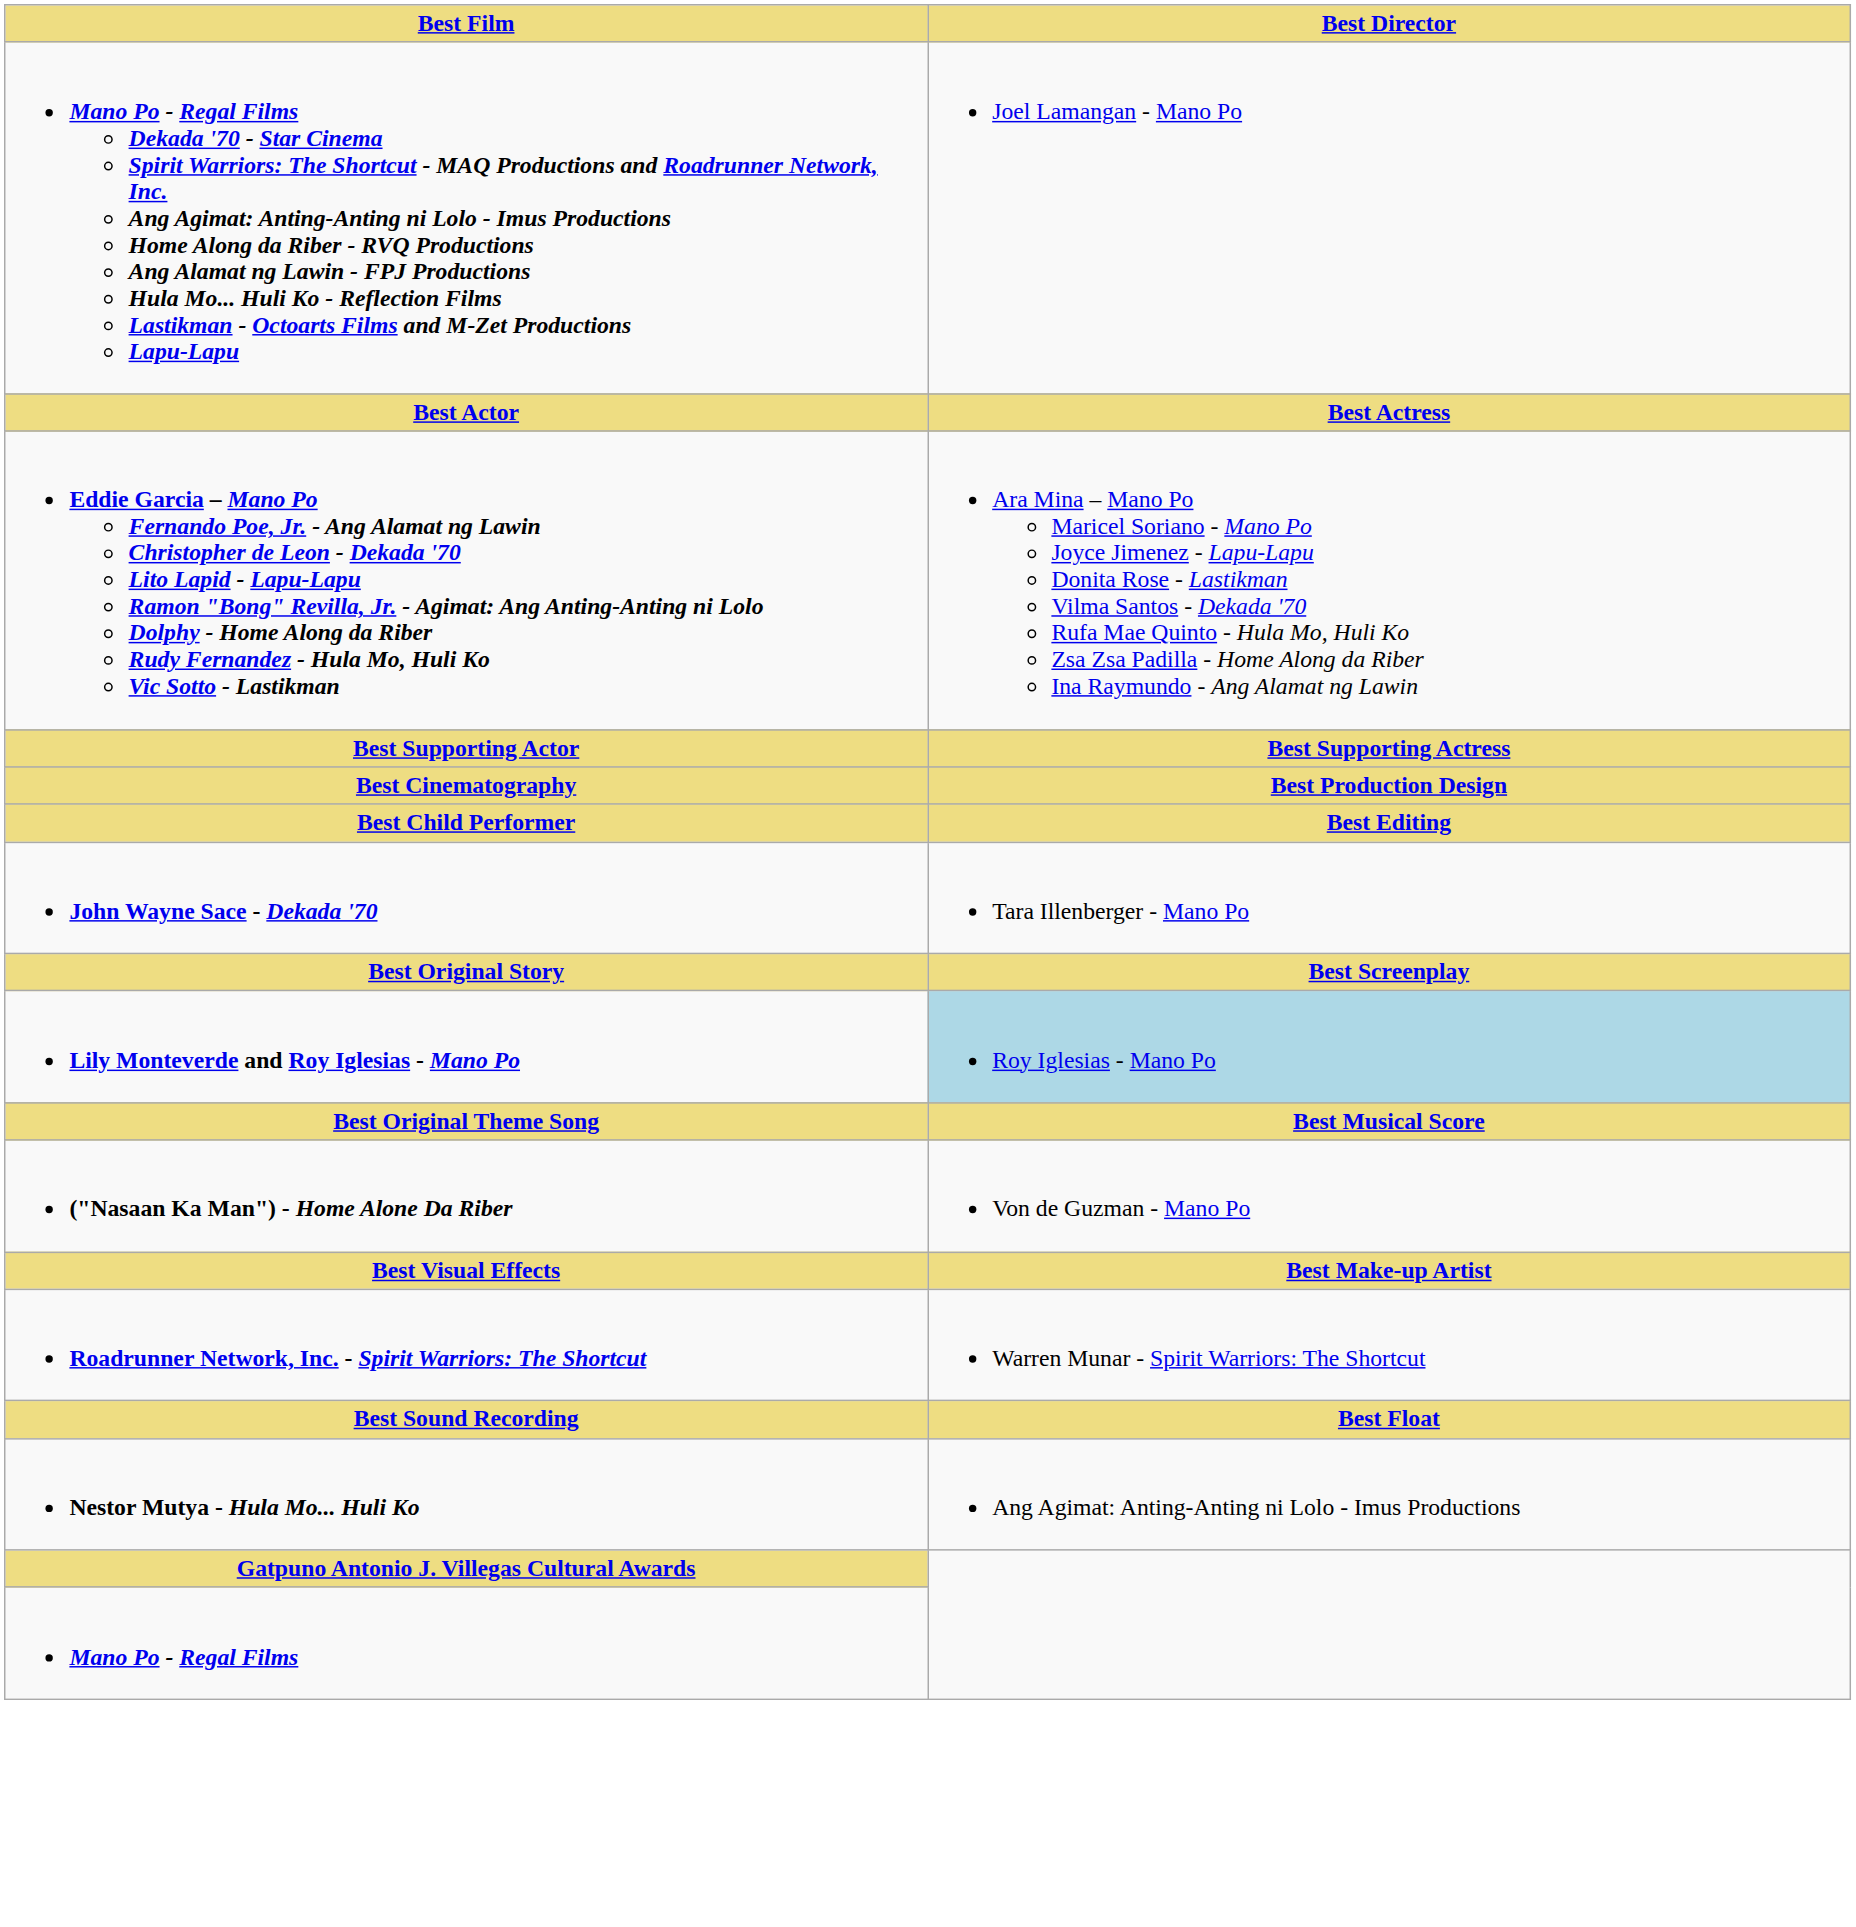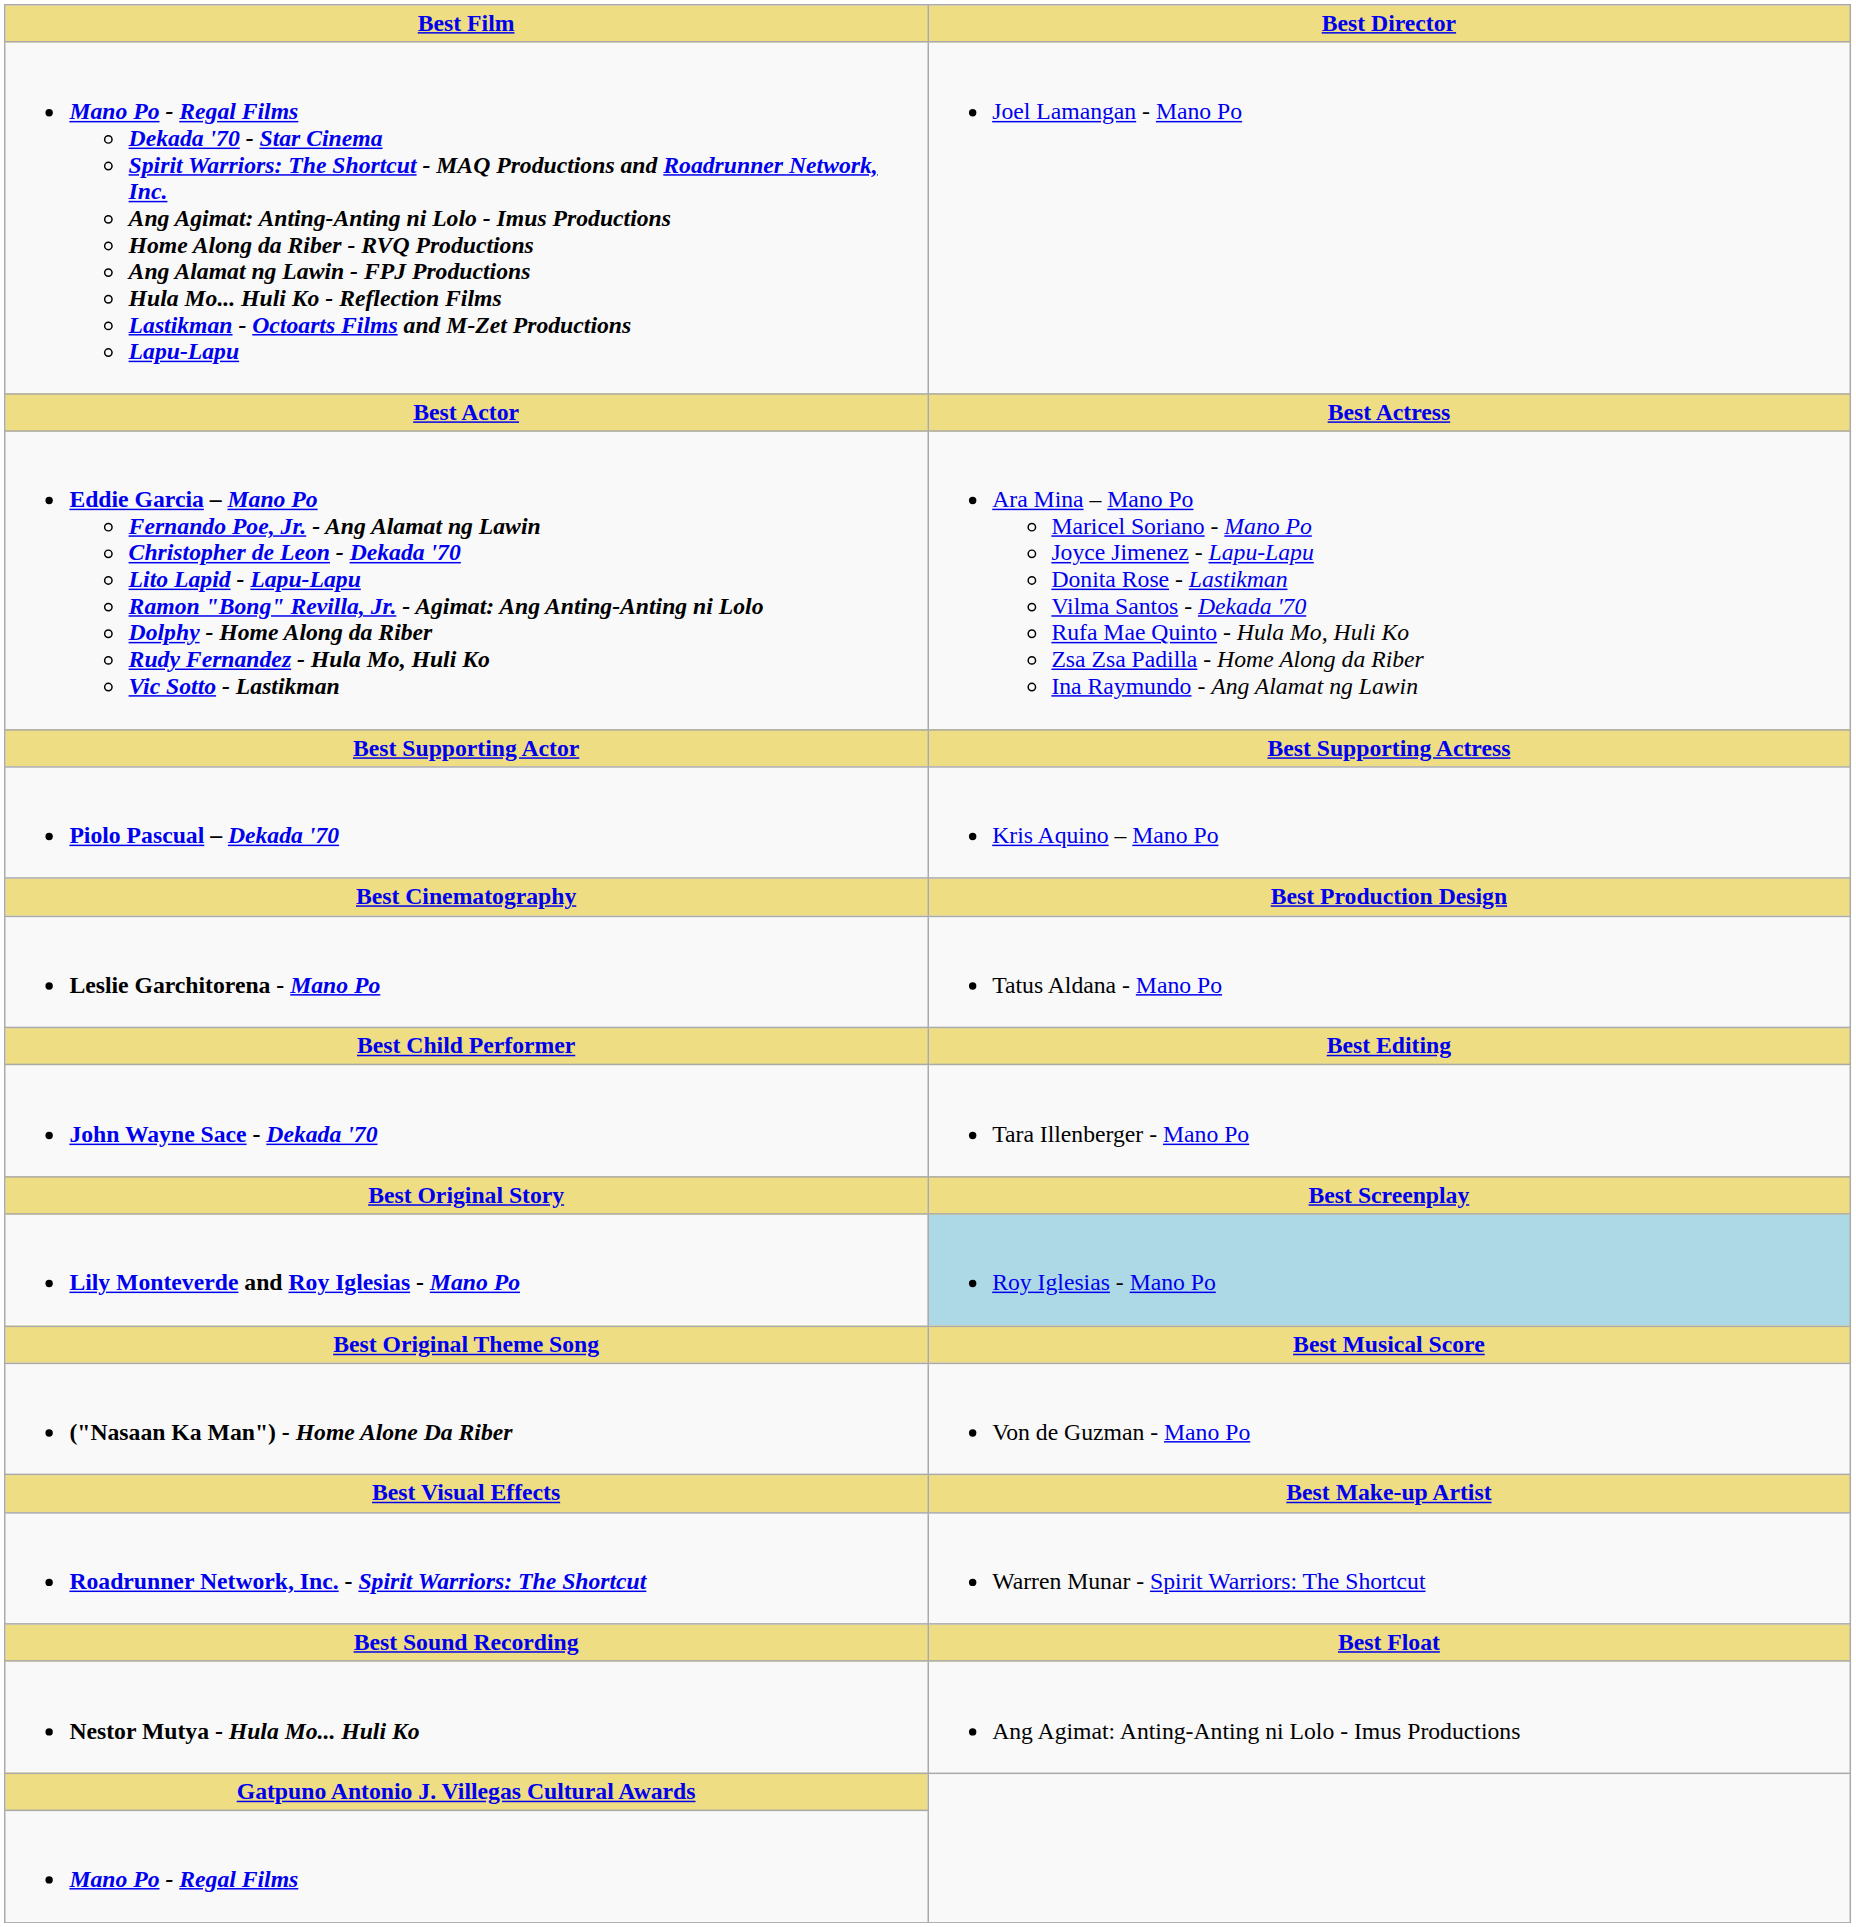+ row: (466, 836)
+ row: (466, 985)
